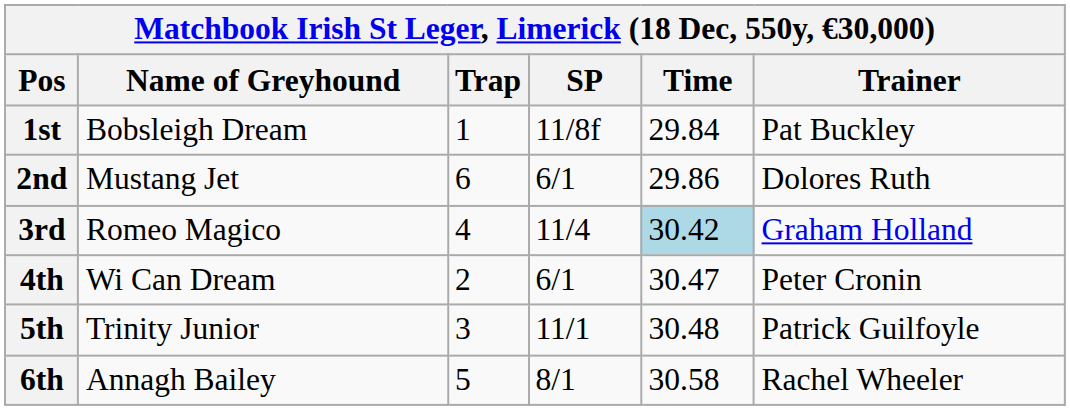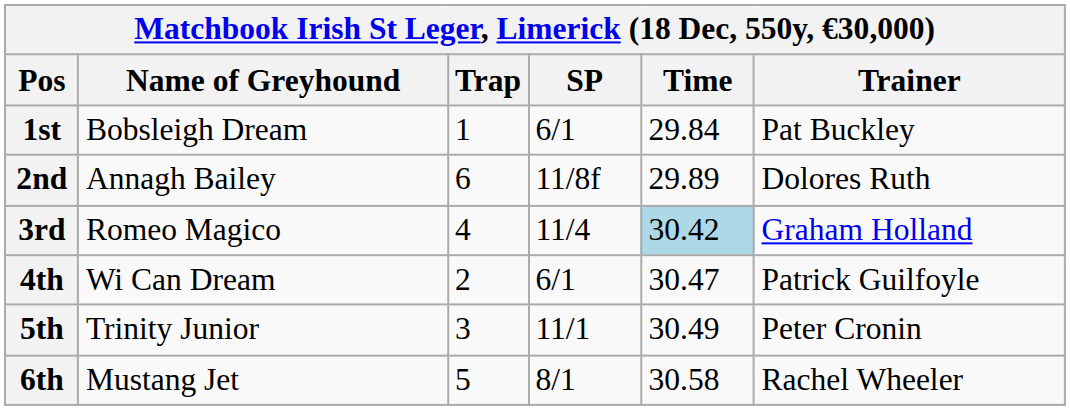(568, 129) 11/8f -> (556, 129) 6/1
(162, 179) Mustang Jet -> (181, 179) Annagh Bailey
(556, 179) 6/1 -> (568, 179) 11/8f
(684, 179) 29.86 -> (684, 179) 29.89
(842, 279) Peter Cronin -> (871, 279) Patrick Guilfoyle
(684, 329) 30.48 -> (684, 329) 30.49
(871, 329) Patrick Guilfoyle -> (842, 329) Peter Cronin
(181, 379) Annagh Bailey -> (162, 379) Mustang Jet
